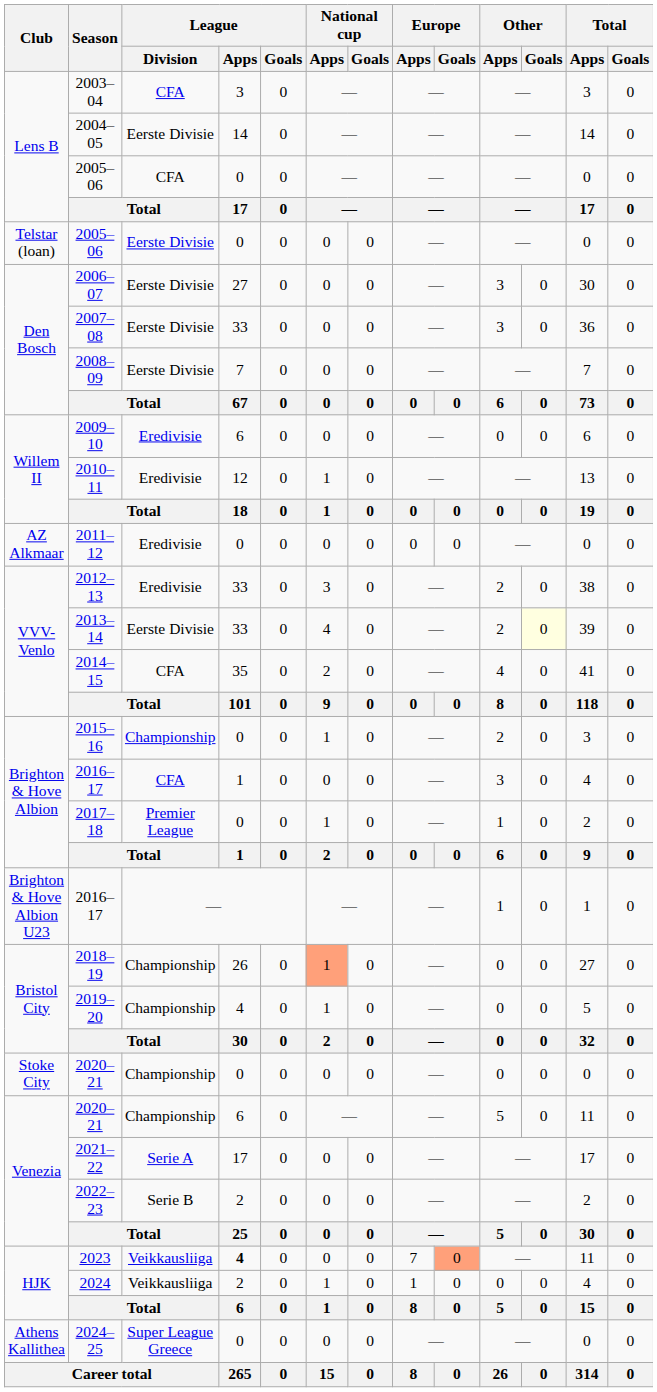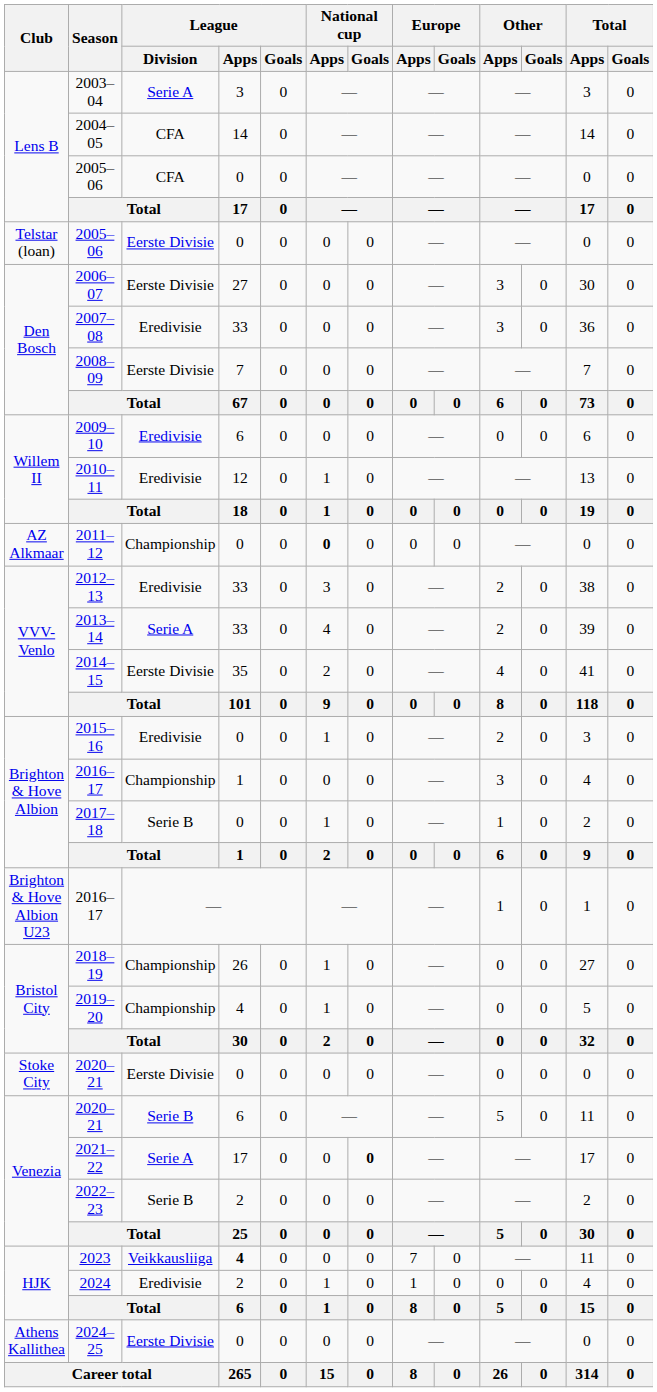(170, 92) CFA -> (170, 92) Serie A
(170, 134) Eerste Divisie -> (170, 134) CFA
(170, 327) Eerste Divisie -> (170, 327) Eredivisie
(170, 544) Eredivisie -> (170, 544) Championship
(327, 544) normal -> (327, 544) bold
(170, 628) Eerste Divisie -> (170, 628) Serie A
(544, 628) lightyellow background -> (544, 628) no background
(170, 670) CFA -> (170, 670) Eerste Divisie
(170, 737) Championship -> (170, 737) Eredivisie
(170, 779) CFA -> (170, 779) Championship
(170, 821) Premier League -> (170, 821) Serie B
(327, 965) lightsalmon background -> (327, 965) no background
(170, 1074) Championship -> (170, 1074) Eerste Divisie
(170, 1116) Championship -> (170, 1116) Serie B
(370, 1158) normal -> (370, 1158) bold
(457, 1258) lightsalmon background -> (457, 1258) no background
(170, 1283) Veikkausliiga -> (170, 1283) Eredivisie
(170, 1340) Super League Greece -> (170, 1340) Eerste Divisie
